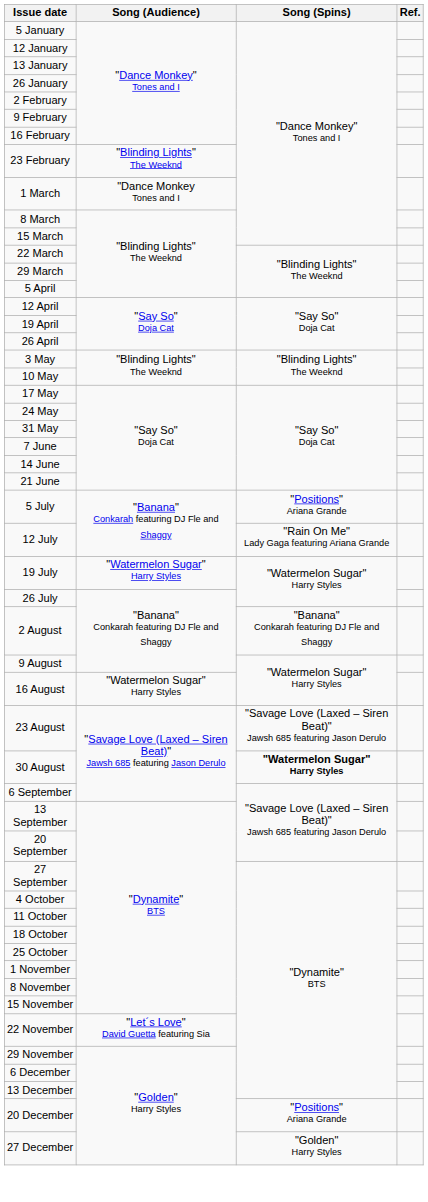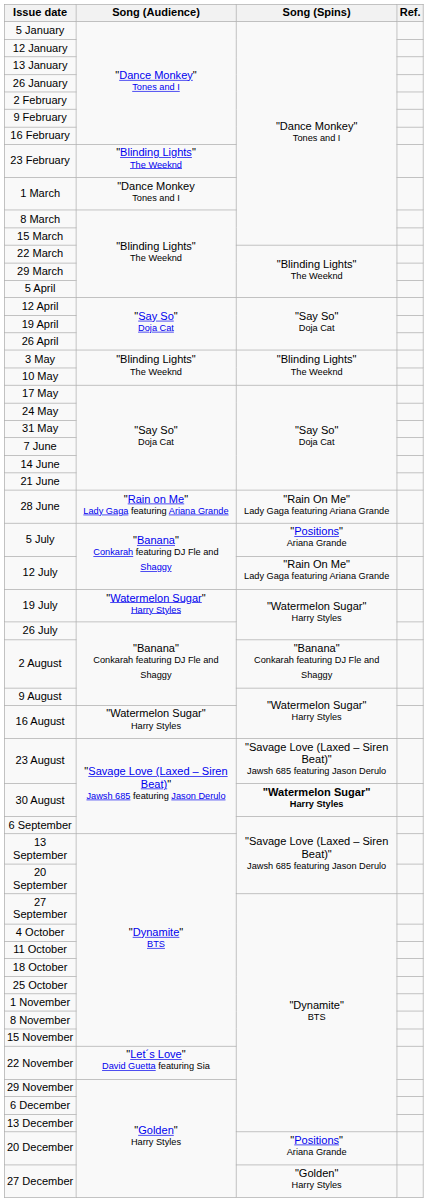+ row: (40, 506)
